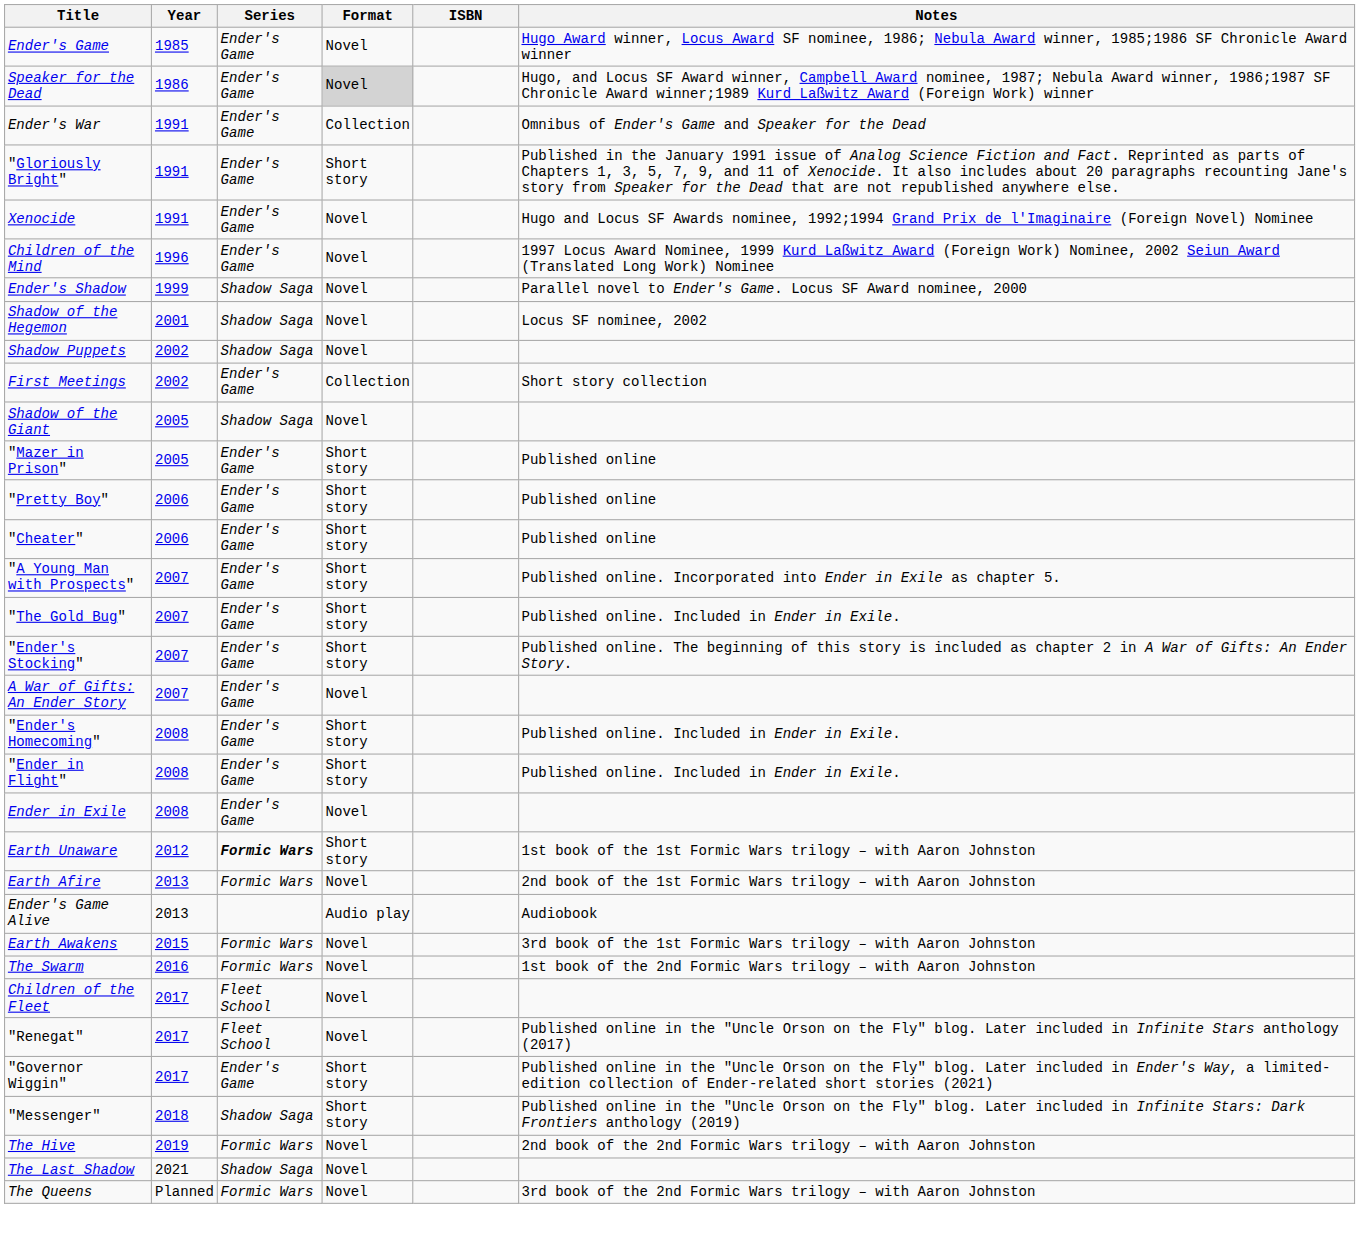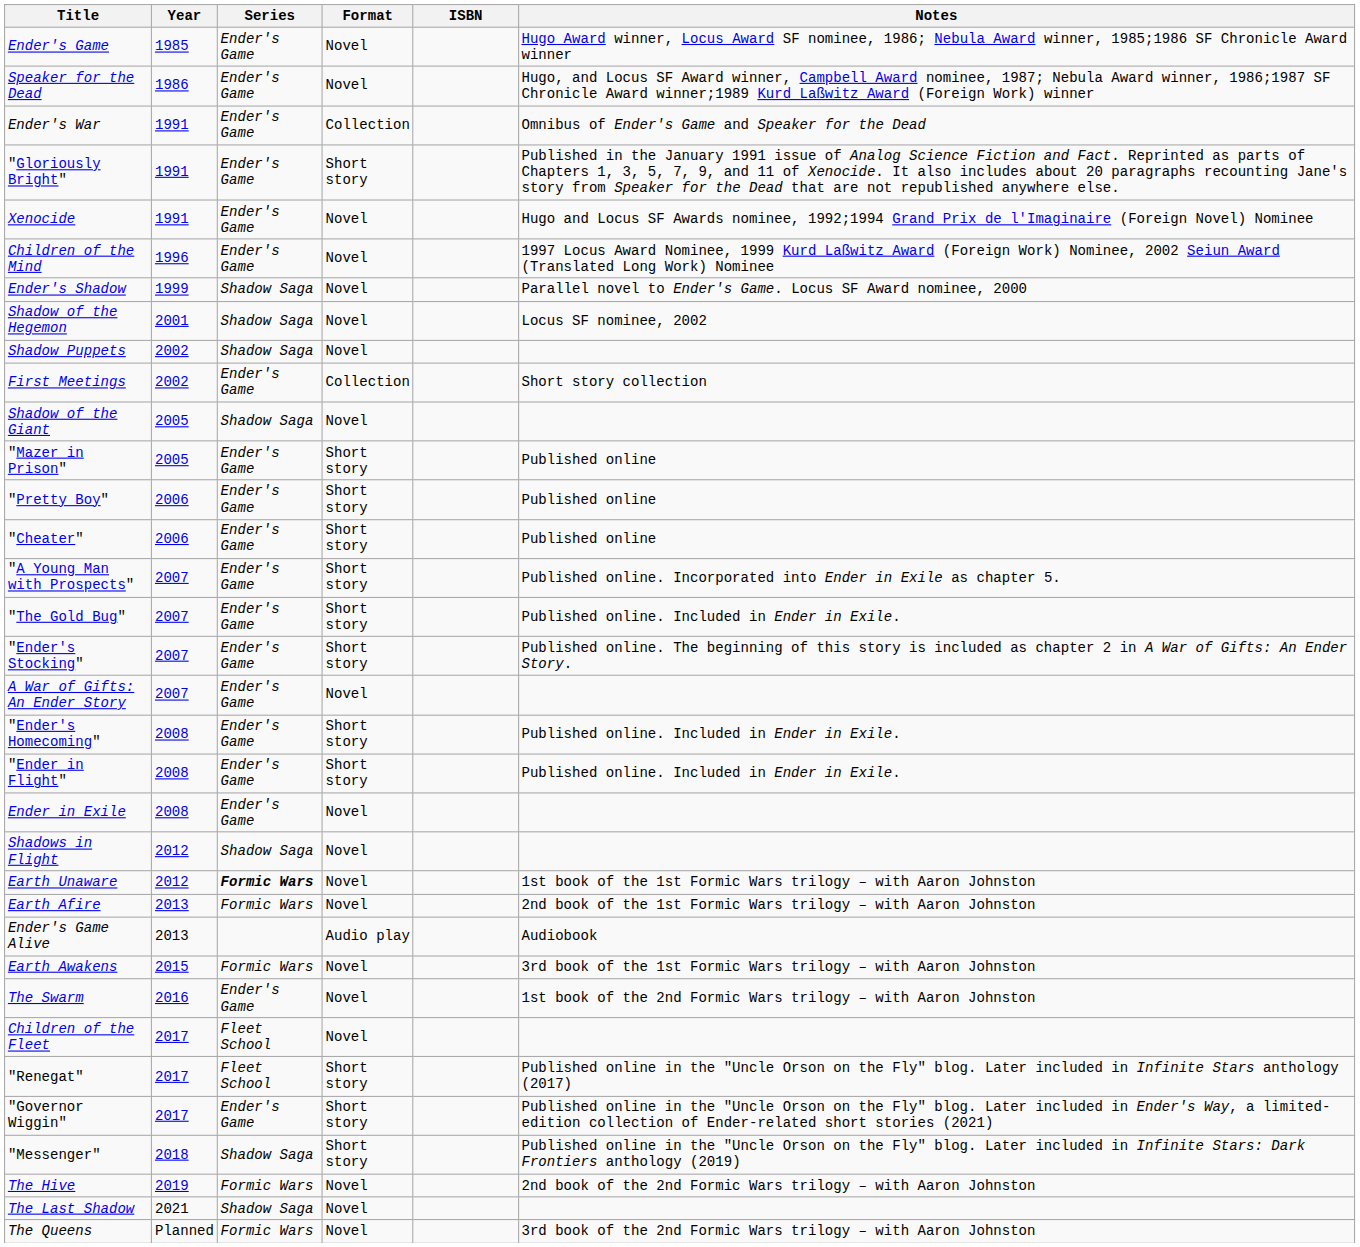(347, 86) lightgrey background -> (347, 86) no background
+ row: (50, 851)
(347, 851) Short story -> (347, 882) Novel
(267, 967) Formic Wars -> (250, 998) Ender's Game
(347, 1037) Novel -> (347, 1076) Short story
